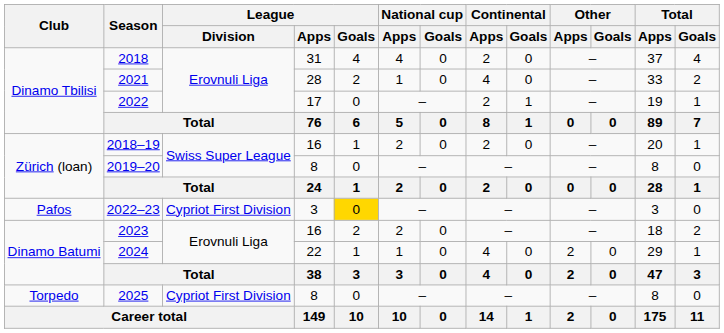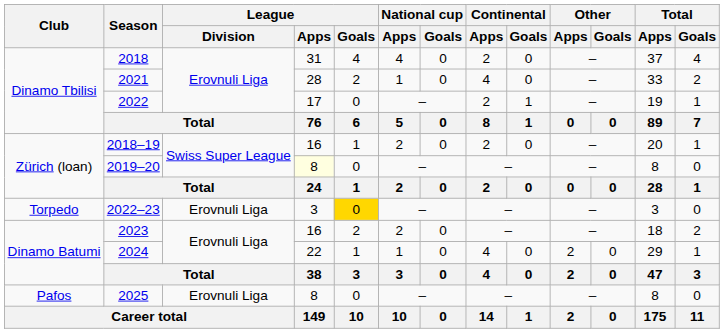(314, 166) no background -> (314, 166) lightyellow background
(54, 209) Pafos -> (54, 209) Torpedo
(228, 209) Cypriot First Division -> (228, 209) Erovnuli Liga
(54, 295) Torpedo -> (54, 295) Pafos
(228, 295) Cypriot First Division -> (228, 295) Erovnuli Liga
